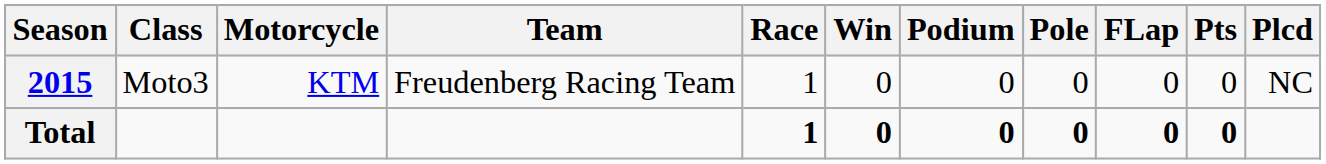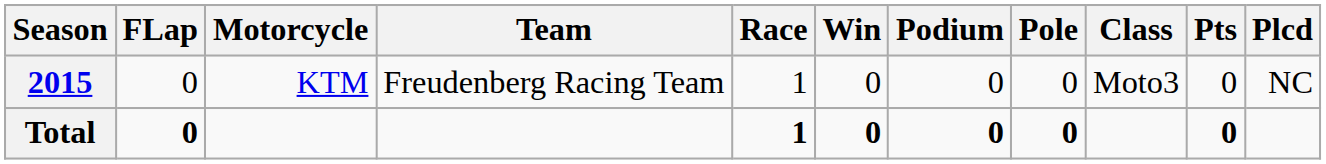columns swapped: (166, 30) <-> (1141, 30)
